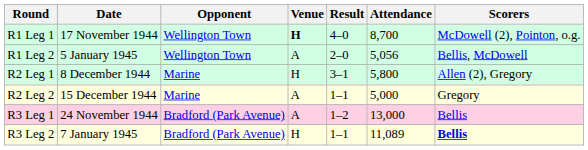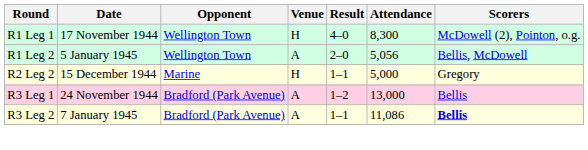(296, 34) bold -> (295, 34) normal
(384, 34) 8,700 -> (384, 34) 8,300
- row: (31, 74)
(295, 94) A -> (295, 74) H
(295, 134) H -> (295, 114) A
(387, 134) 11,089 -> (387, 114) 11,086
